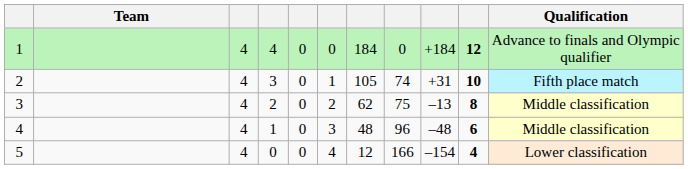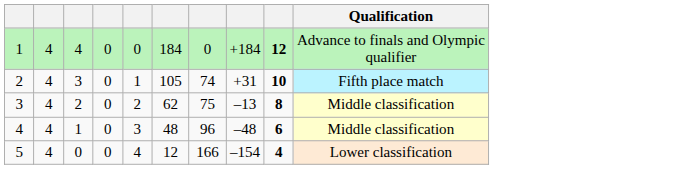- column: (131, 16)
